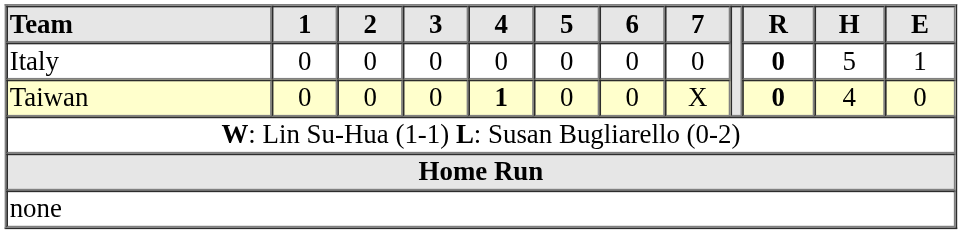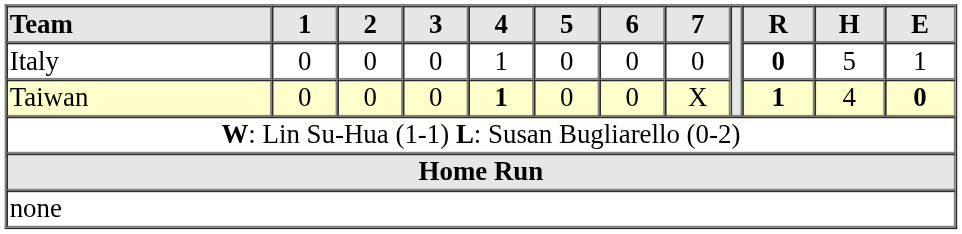(501, 60) 0 -> (501, 60) 1
(778, 97) 0 -> (778, 97) 1
(920, 97) normal -> (920, 97) bold
